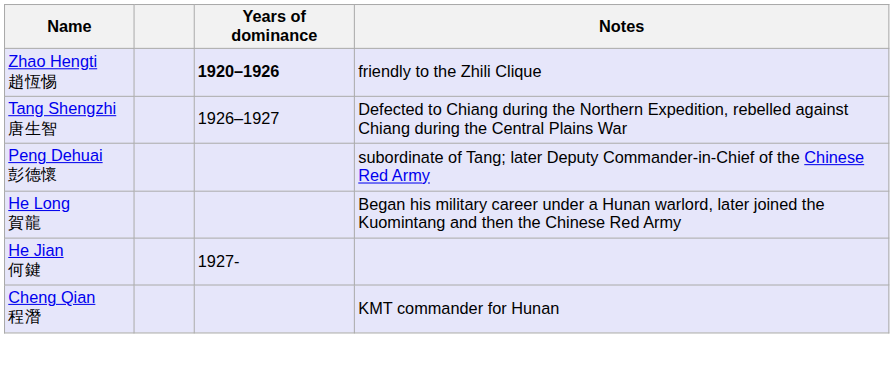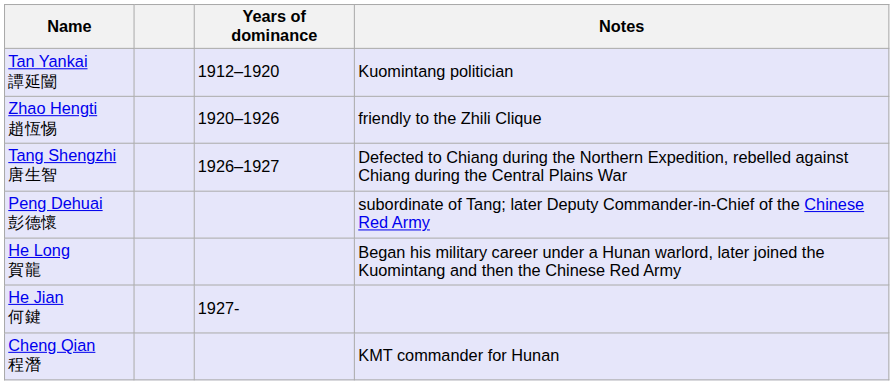+ row: (48, 71)
(239, 72) bold -> (239, 119) normal
